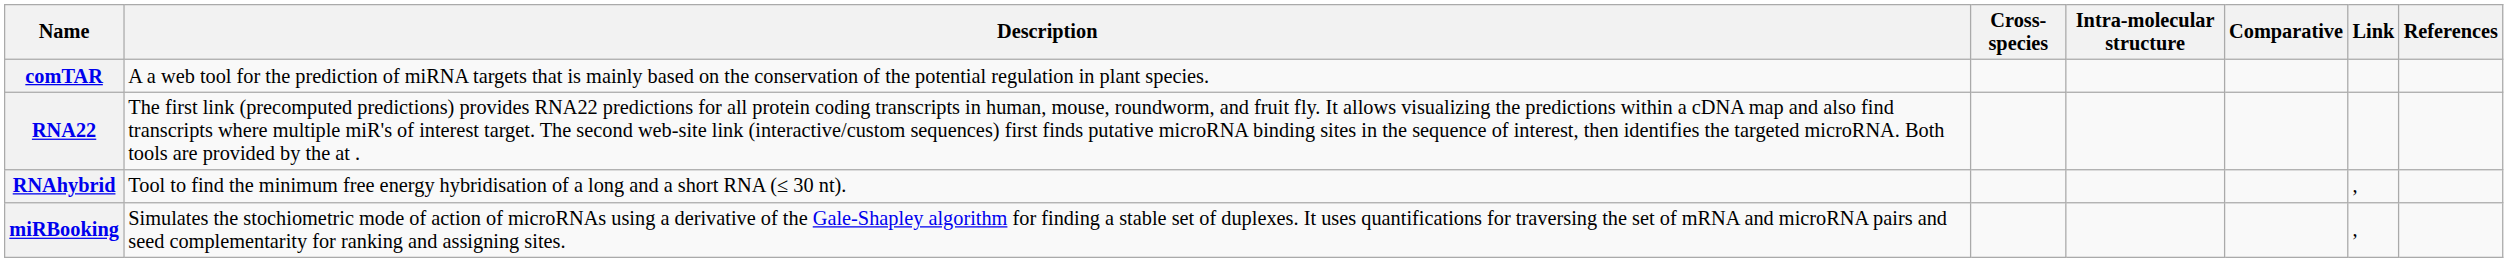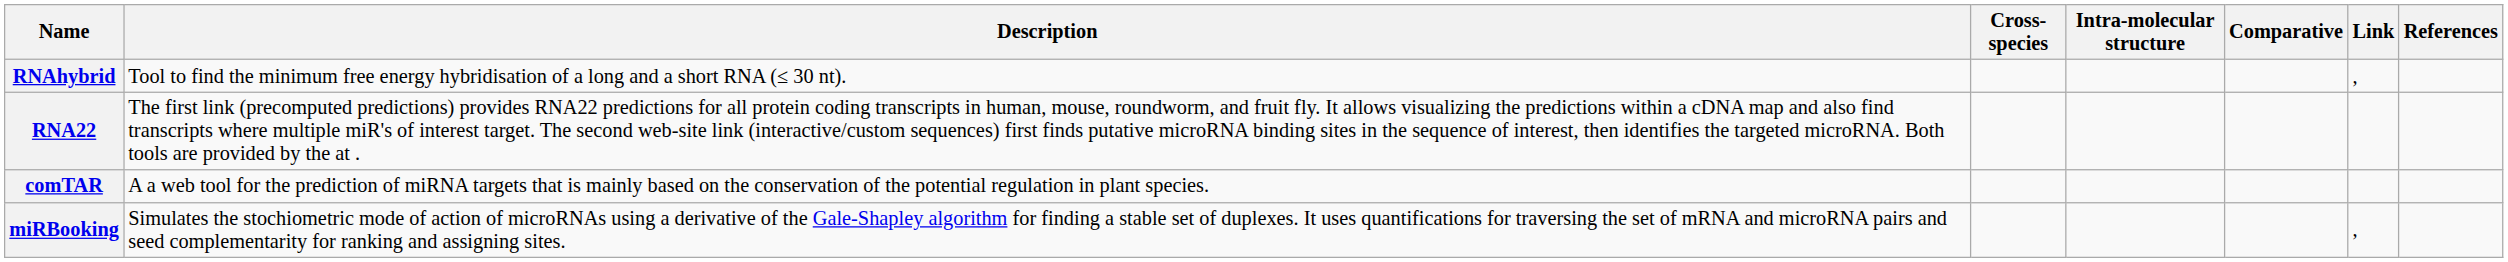rows swapped: (64, 75) <-> (64, 185)
